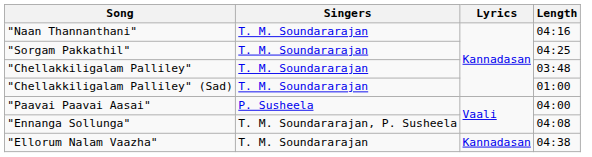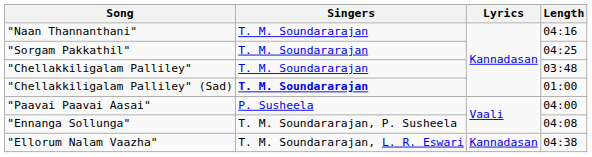(303, 87) normal -> (303, 87) bold
(303, 142) T. M. Soundararajan -> (351, 142) T. M. Soundararajan, L. R. Eswari
